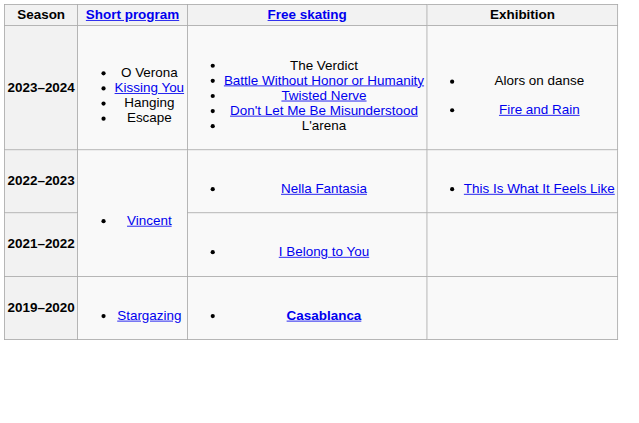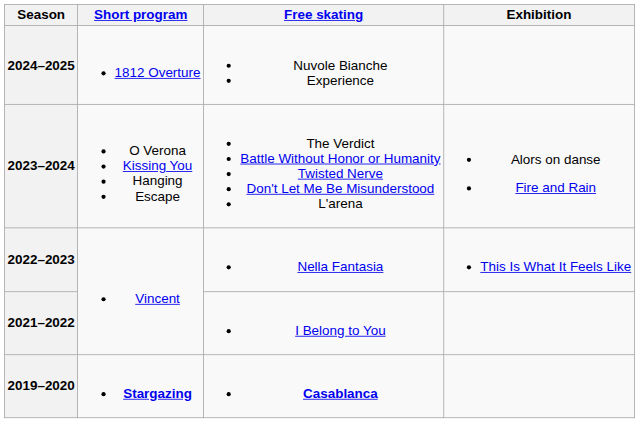+ row: (41, 65)
(133, 315) normal -> (141, 394) bold
